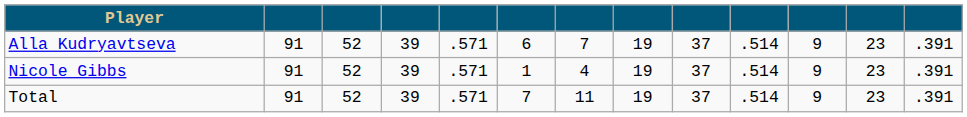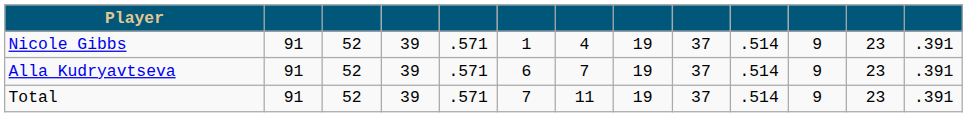rows swapped: (68, 71) <-> (92, 45)
